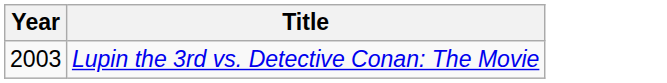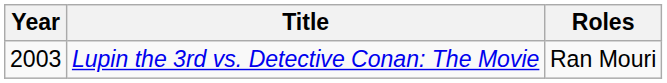+ column: (603, 22)
